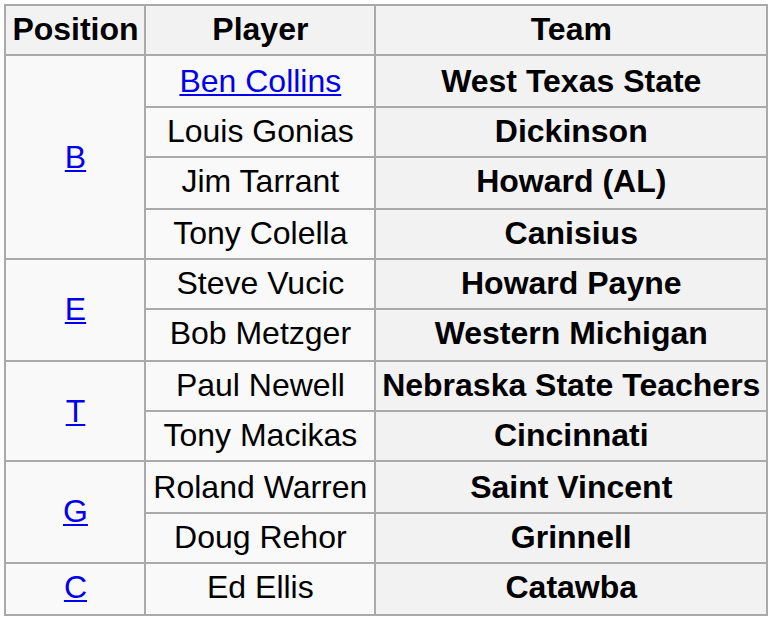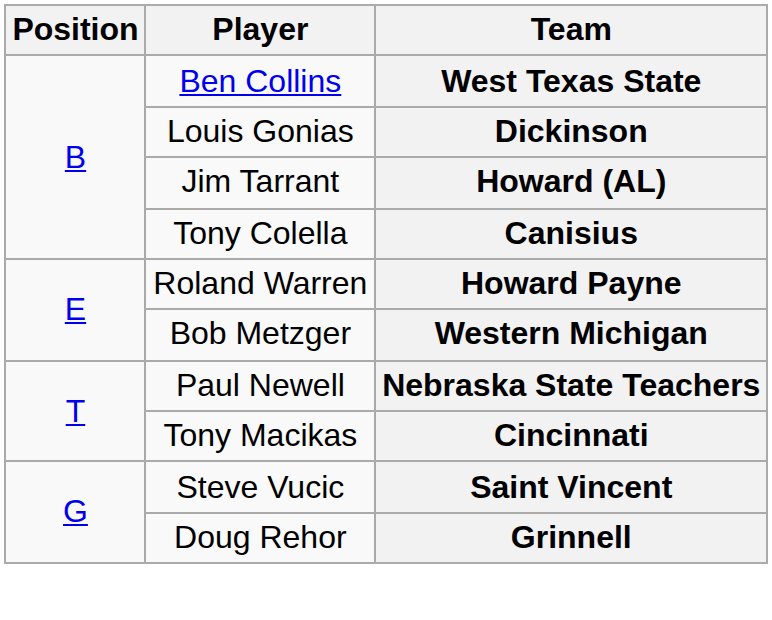(260, 283) Steve Vucic -> (260, 283) Roland Warren
(260, 486) Roland Warren -> (260, 486) Steve Vucic
- row: (571, 588)
